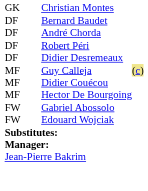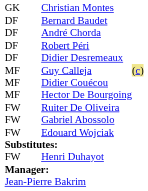+ row: (80, 107)
+ row: (73, 157)
